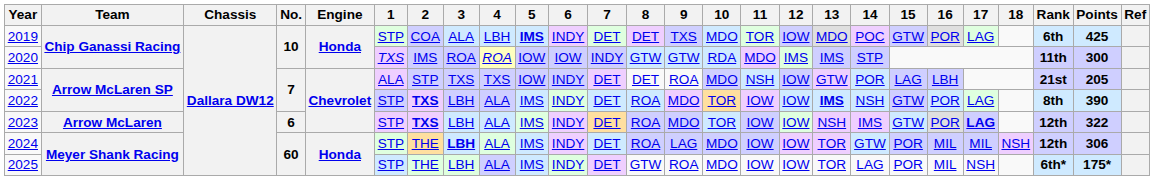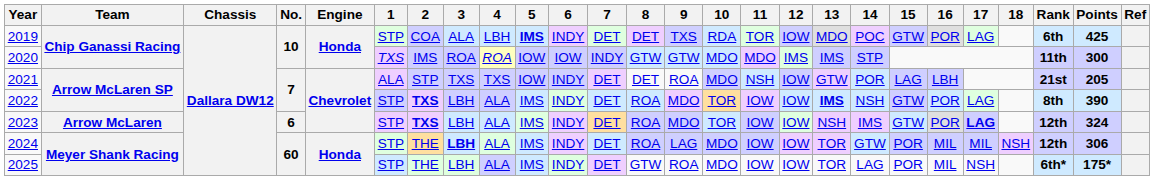(722, 36) MDO -> (722, 36) RDA
(722, 58) RDA -> (722, 58) MDO
(1097, 122) 322 -> (1097, 122) 324
